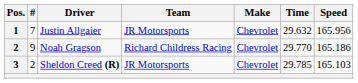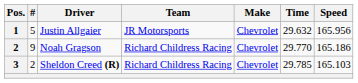(33, 30) 7 -> (33, 30) 5
(157, 65) JR Motorsports -> (178, 65) Richard Childress Racing
